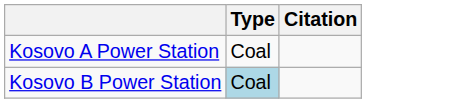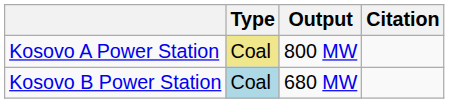+ column: (321, 20)
(251, 51) no background -> (251, 51) khaki background
